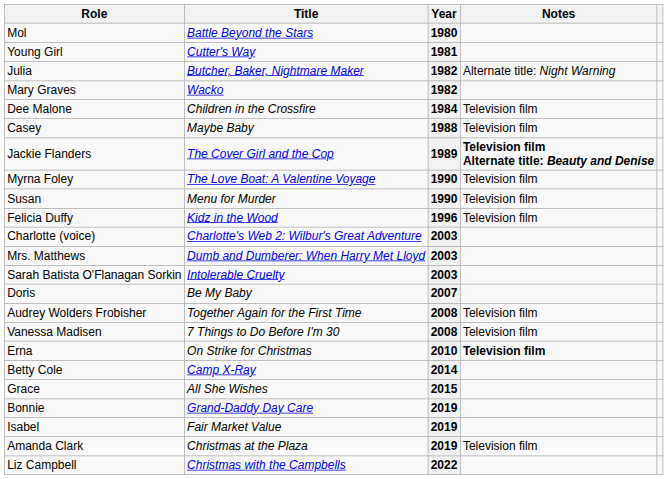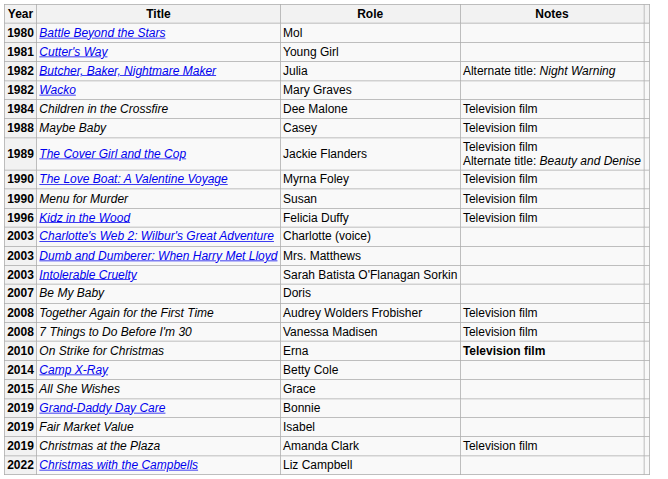columns swapped: (444, 14) <-> (94, 14)
(559, 153) bold -> (552, 153) normal
